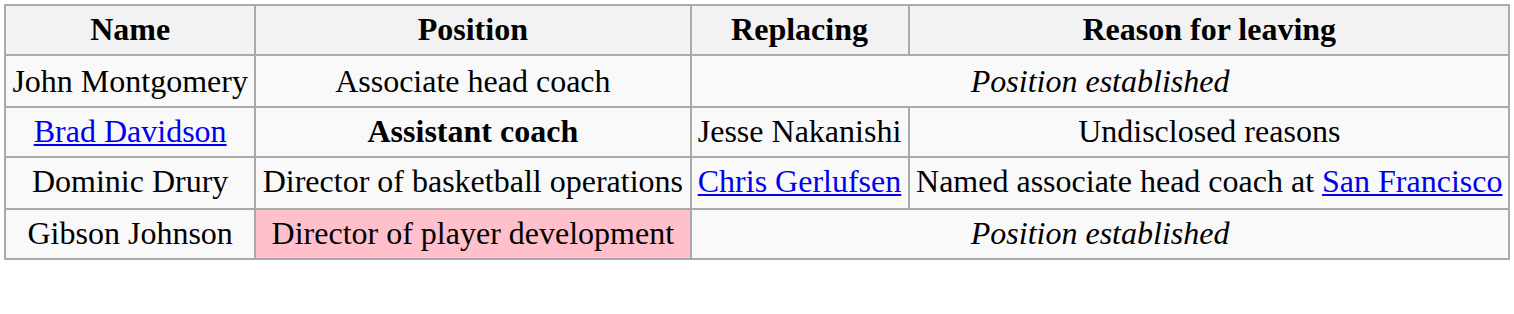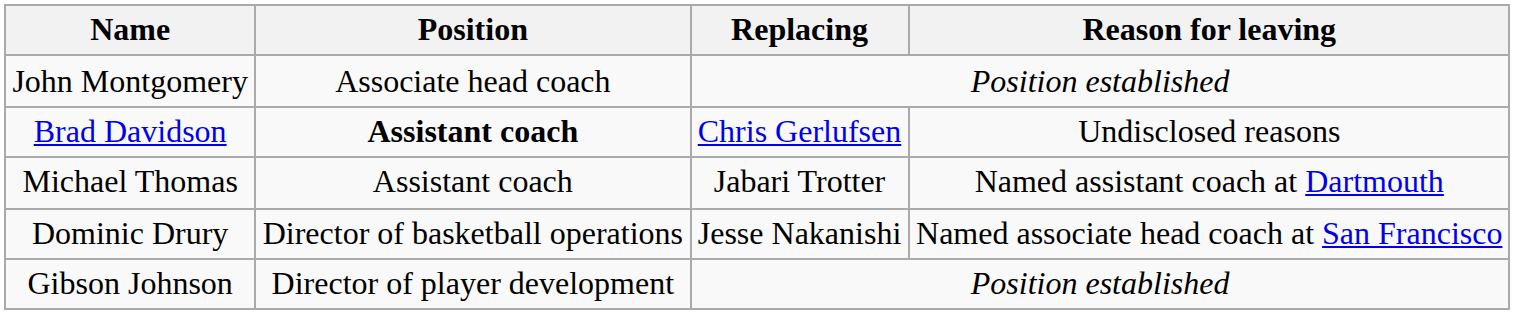(800, 131) Jesse Nakanishi -> (800, 131) Chris Gerlufsen
+ row: (130, 182)
(800, 182) Chris Gerlufsen -> (800, 232) Jesse Nakanishi
(473, 232) pink background -> (473, 283) no background
